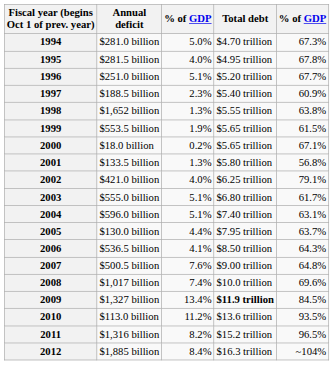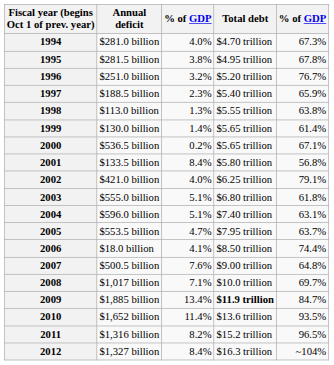(200, 42) 5.0% -> (200, 42) 4.0%
(200, 59) 4.0% -> (200, 59) 3.8%
(200, 76) 5.1% -> (200, 76) 3.2%
(312, 76) 67.7% -> (312, 76) 76.7%
(312, 93) 60.9% -> (312, 93) 65.9%
(129, 110) $1,652 billion -> (129, 110) $113.0 billion
(129, 128) $553.5 billion -> (129, 128) $130.0 billion
(200, 128) 1.9% -> (200, 128) 1.4%
(312, 128) 61.5% -> (312, 128) 61.4%
(127, 145) $18.0 billion -> (129, 145) $536.5 billion
(200, 162) 1.3% -> (200, 162) 8.4%
(312, 196) 61.7% -> (312, 196) 61.8%
(129, 231) $130.0 billion -> (129, 231) $553.5 billion
(200, 231) 4.4% -> (200, 231) 4.7%
(129, 248) $536.5 billion -> (127, 248) $18.0 billion
(312, 248) 64.3% -> (312, 248) 74.4%
(200, 282) 7.4% -> (200, 282) 7.1%
(312, 282) 69.6% -> (312, 282) 69.7%
(129, 299) $1,327 billion -> (129, 299) $1,885 billion
(312, 299) 84.5% -> (312, 299) 84.7%
(129, 316) $113.0 billion -> (129, 316) $1,652 billion
(198, 316) 11.2% -> (198, 316) 11.4%
(129, 351) $1,885 billion -> (129, 351) $1,327 billion
